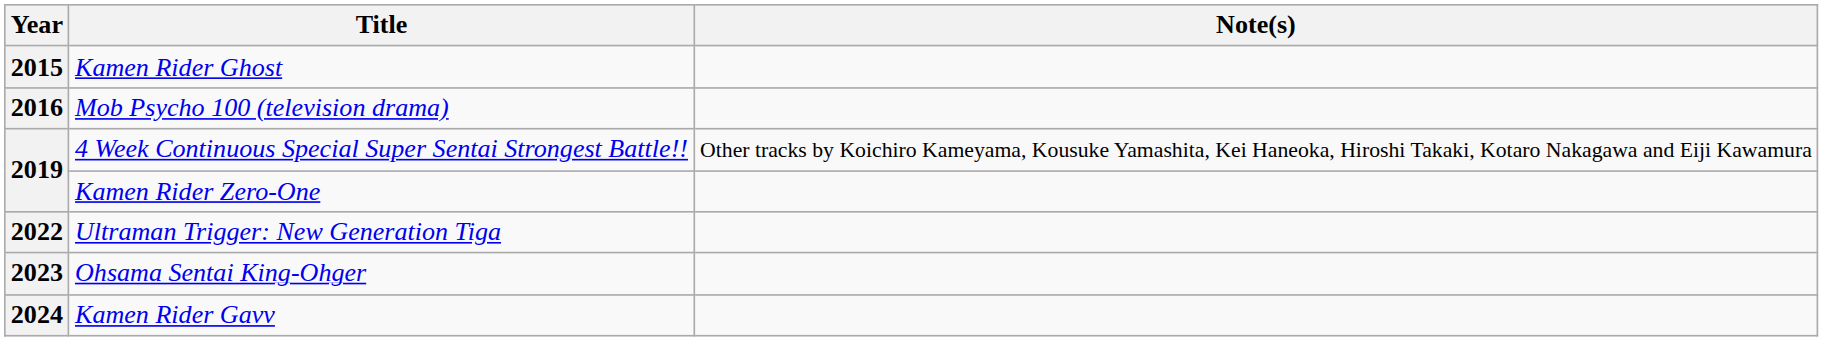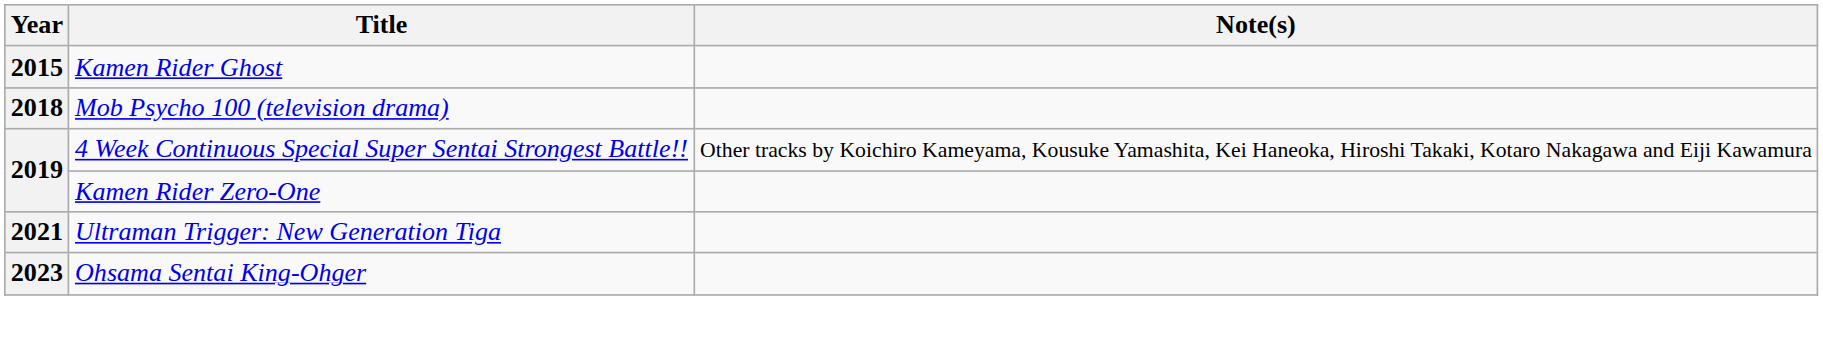(37, 107) 2016 -> (37, 107) 2018
(37, 231) 2022 -> (37, 231) 2021
- row: (175, 314)
